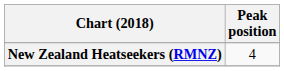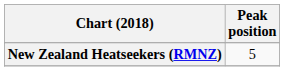(252, 54) 4 -> (252, 54) 5
